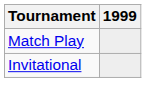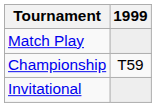+ row: (57, 65)
